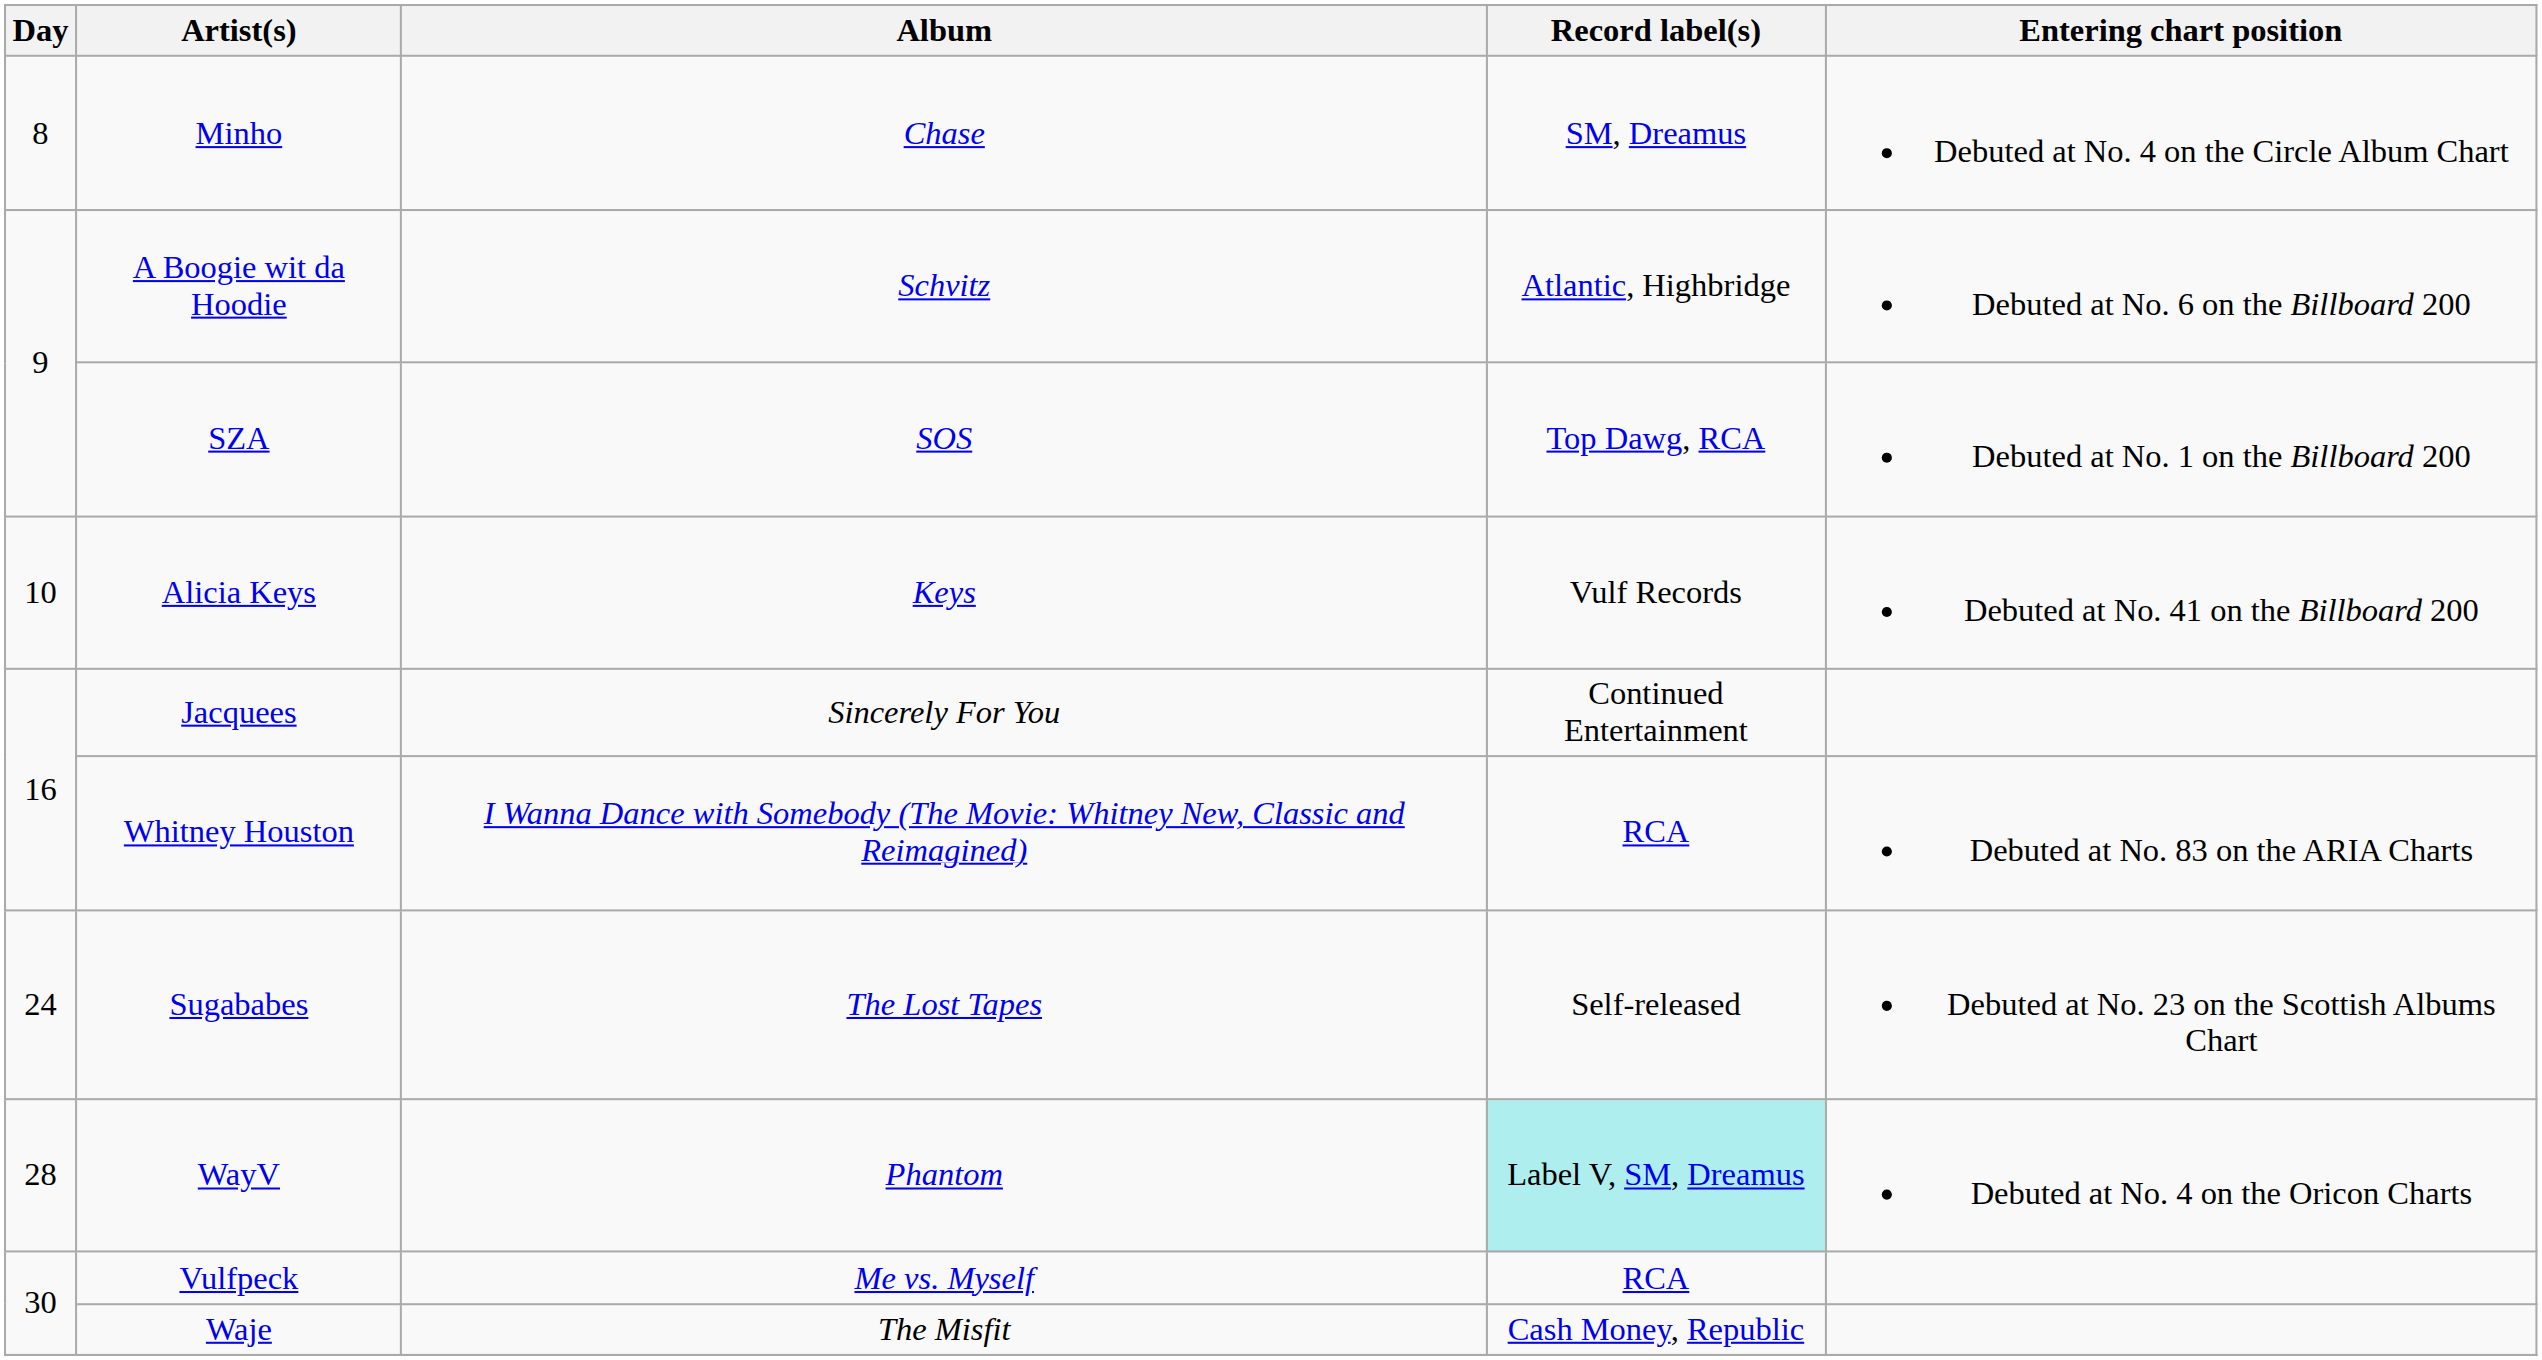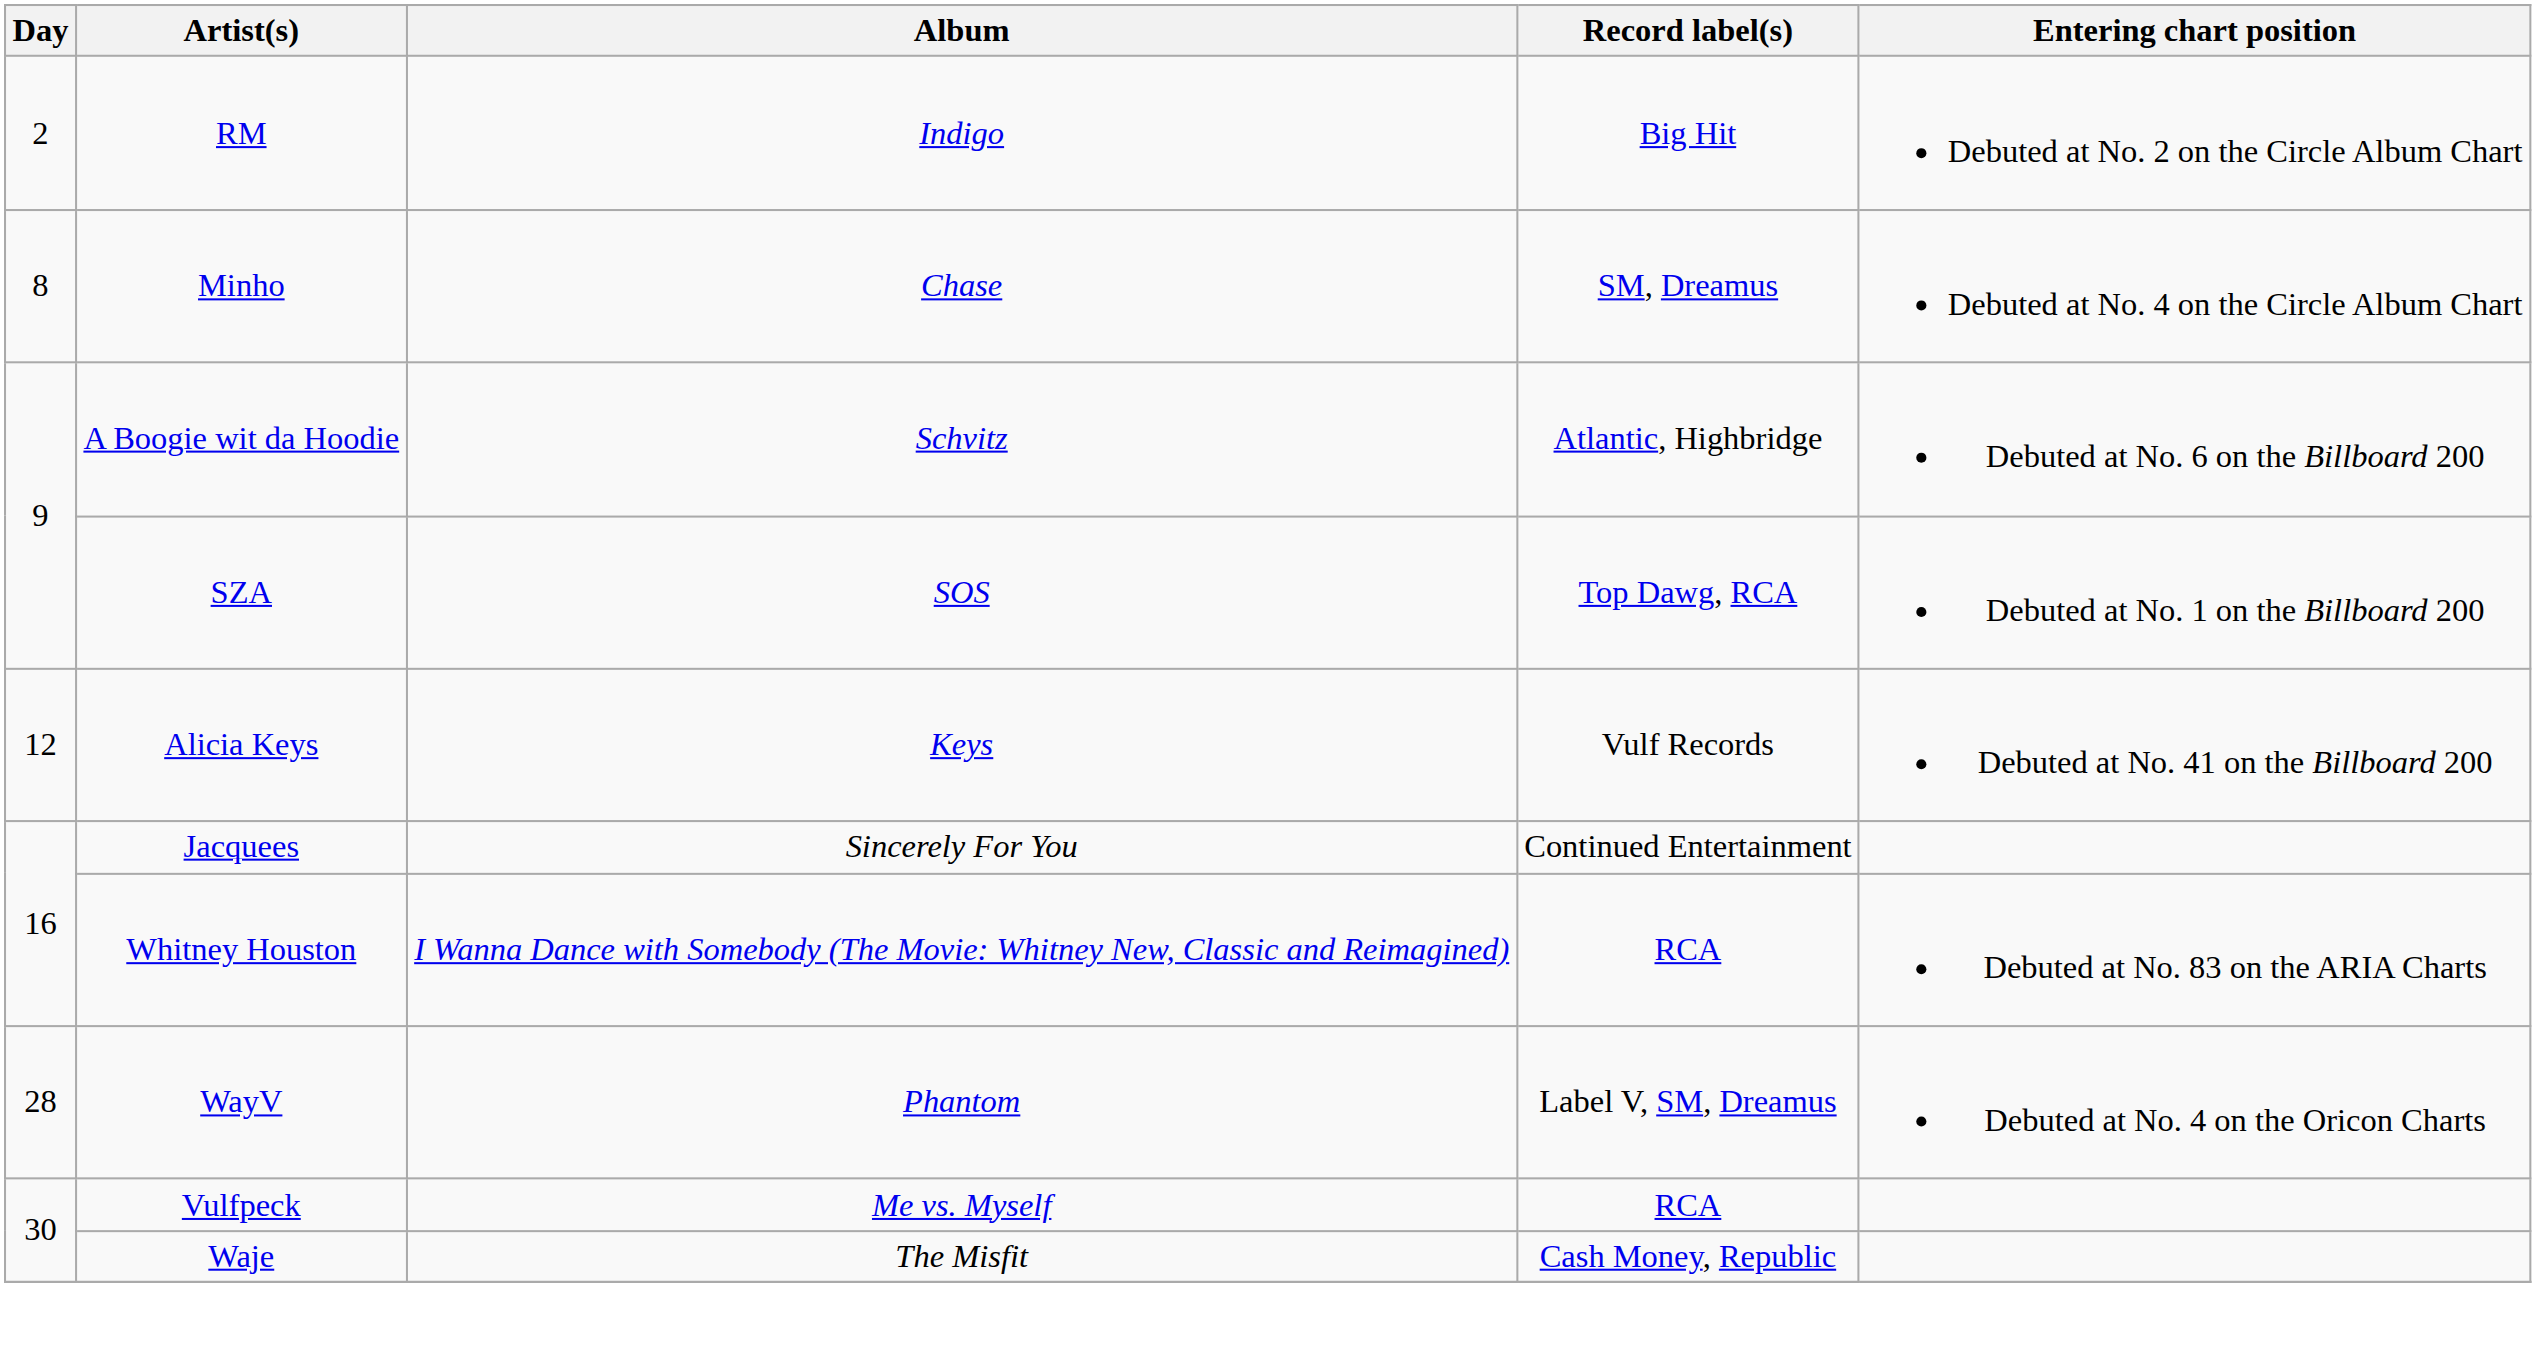+ row: (241, 132)
(40, 591) 10 -> (40, 744) 12
- row: (239, 1003)
(1656, 1175) paleturquoise background -> (1688, 1102) no background
